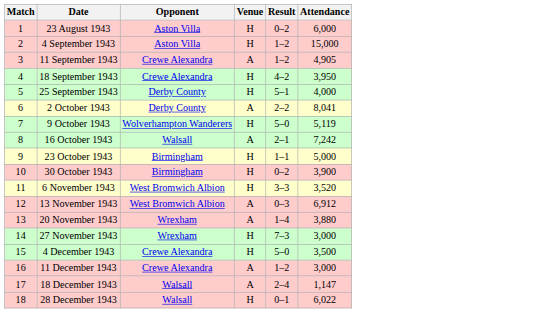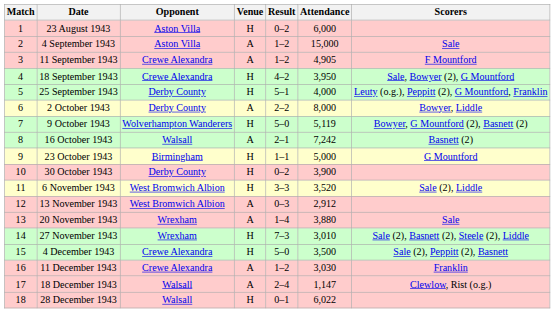+ column: (451, 12)
(250, 44) H -> (250, 44) A
(325, 108) 8,041 -> (325, 108) 8,000
(177, 172) Birmingham -> (177, 172) Derby County
(325, 204) 6,912 -> (325, 204) 2,912
(325, 236) 3,000 -> (325, 236) 3,010
(325, 268) 3,000 -> (325, 268) 3,030
